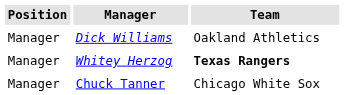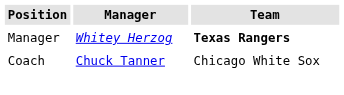- row: (124, 38)
(34, 83) Manager -> (26, 60) Coach
